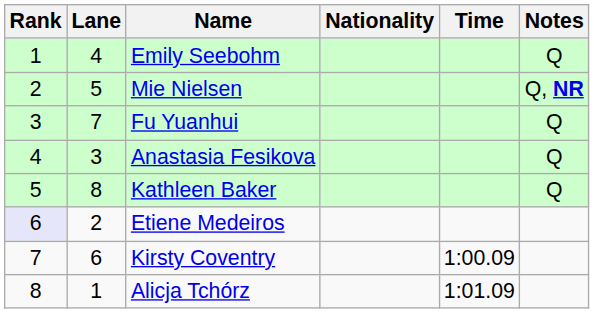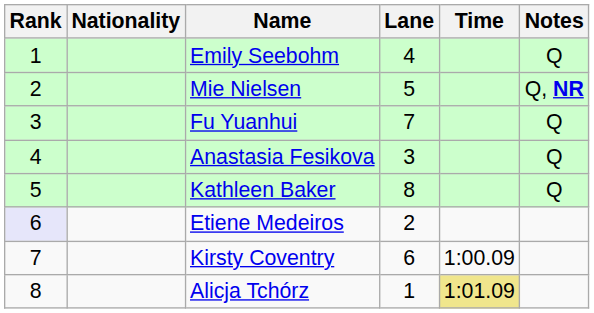columns swapped: (96, 21) <-> (380, 21)
(479, 291) no background -> (479, 291) khaki background
